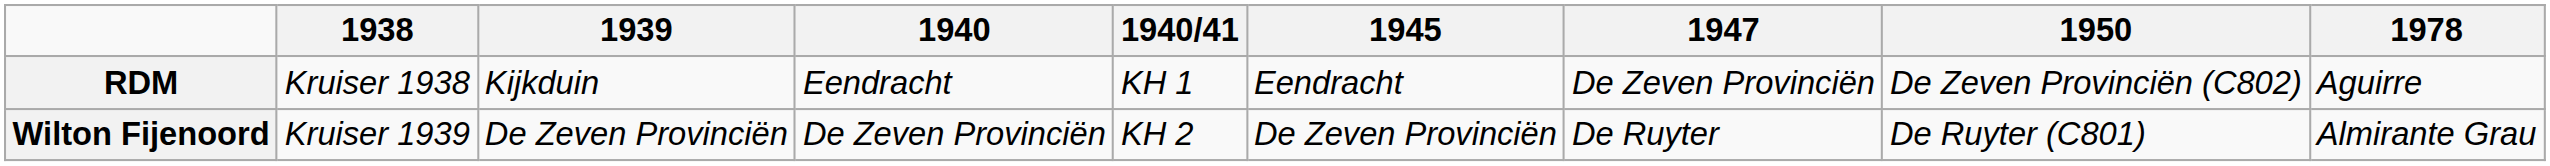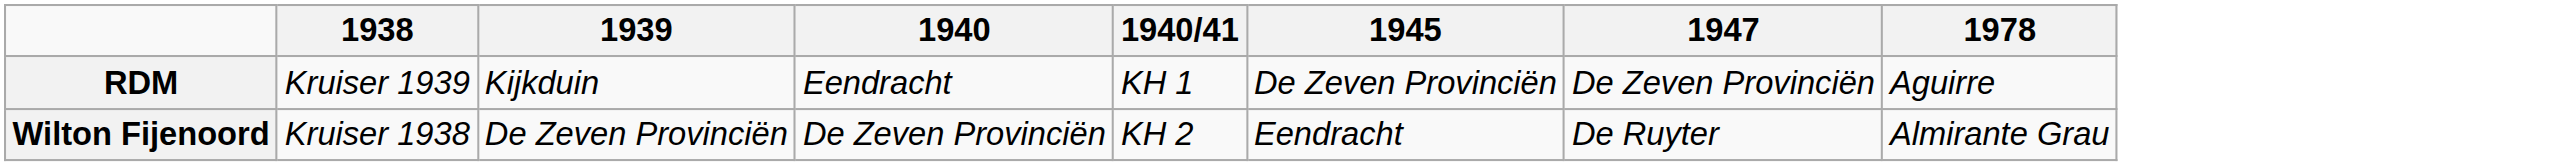- column: (2096, 30)
(377, 82) Kruiser 1938 -> (377, 82) Kruiser 1939
(1328, 82) Eendracht -> (1405, 82) De Zeven Provinciën
(377, 133) Kruiser 1939 -> (377, 133) Kruiser 1938
(1405, 133) De Zeven Provinciën -> (1328, 133) Eendracht
